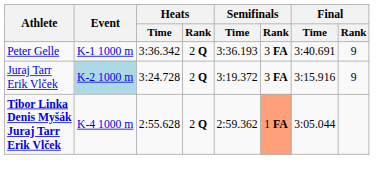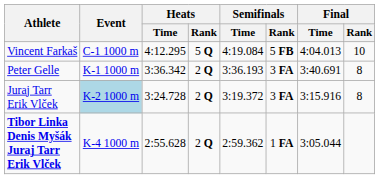+ row: (42, 51)
(354, 51) 9 -> (359, 71) 8
(354, 78) 9 -> (359, 97) 8
(276, 124) lightsalmon background -> (282, 144) no background
